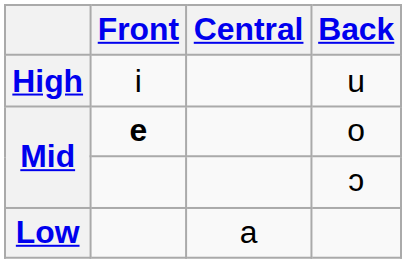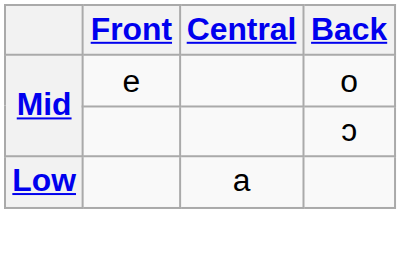- row: (356, 80)
(138, 130) bold -> (131, 80) normal
